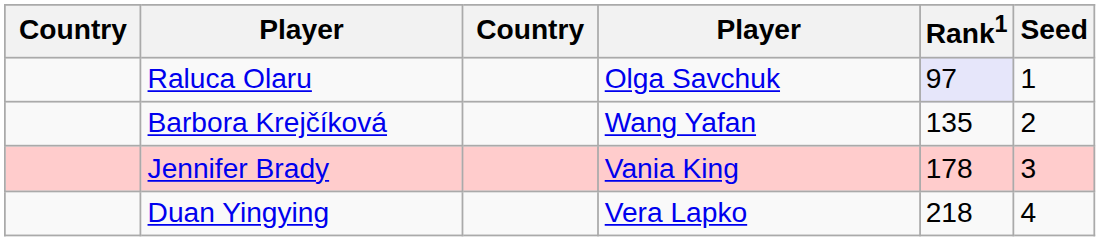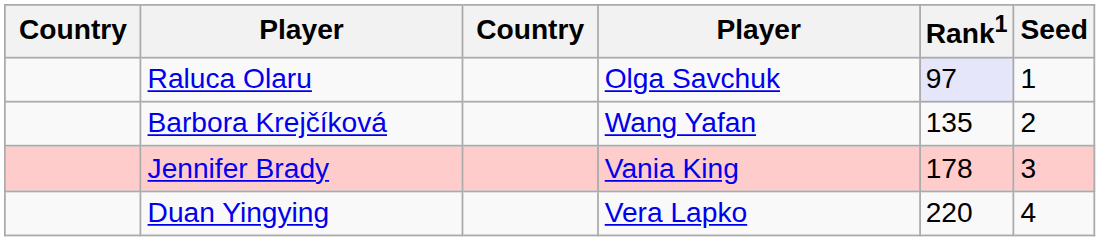(949, 213) 218 -> (949, 213) 220
